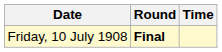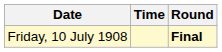columns swapped: (198, 15) <-> (155, 15)
